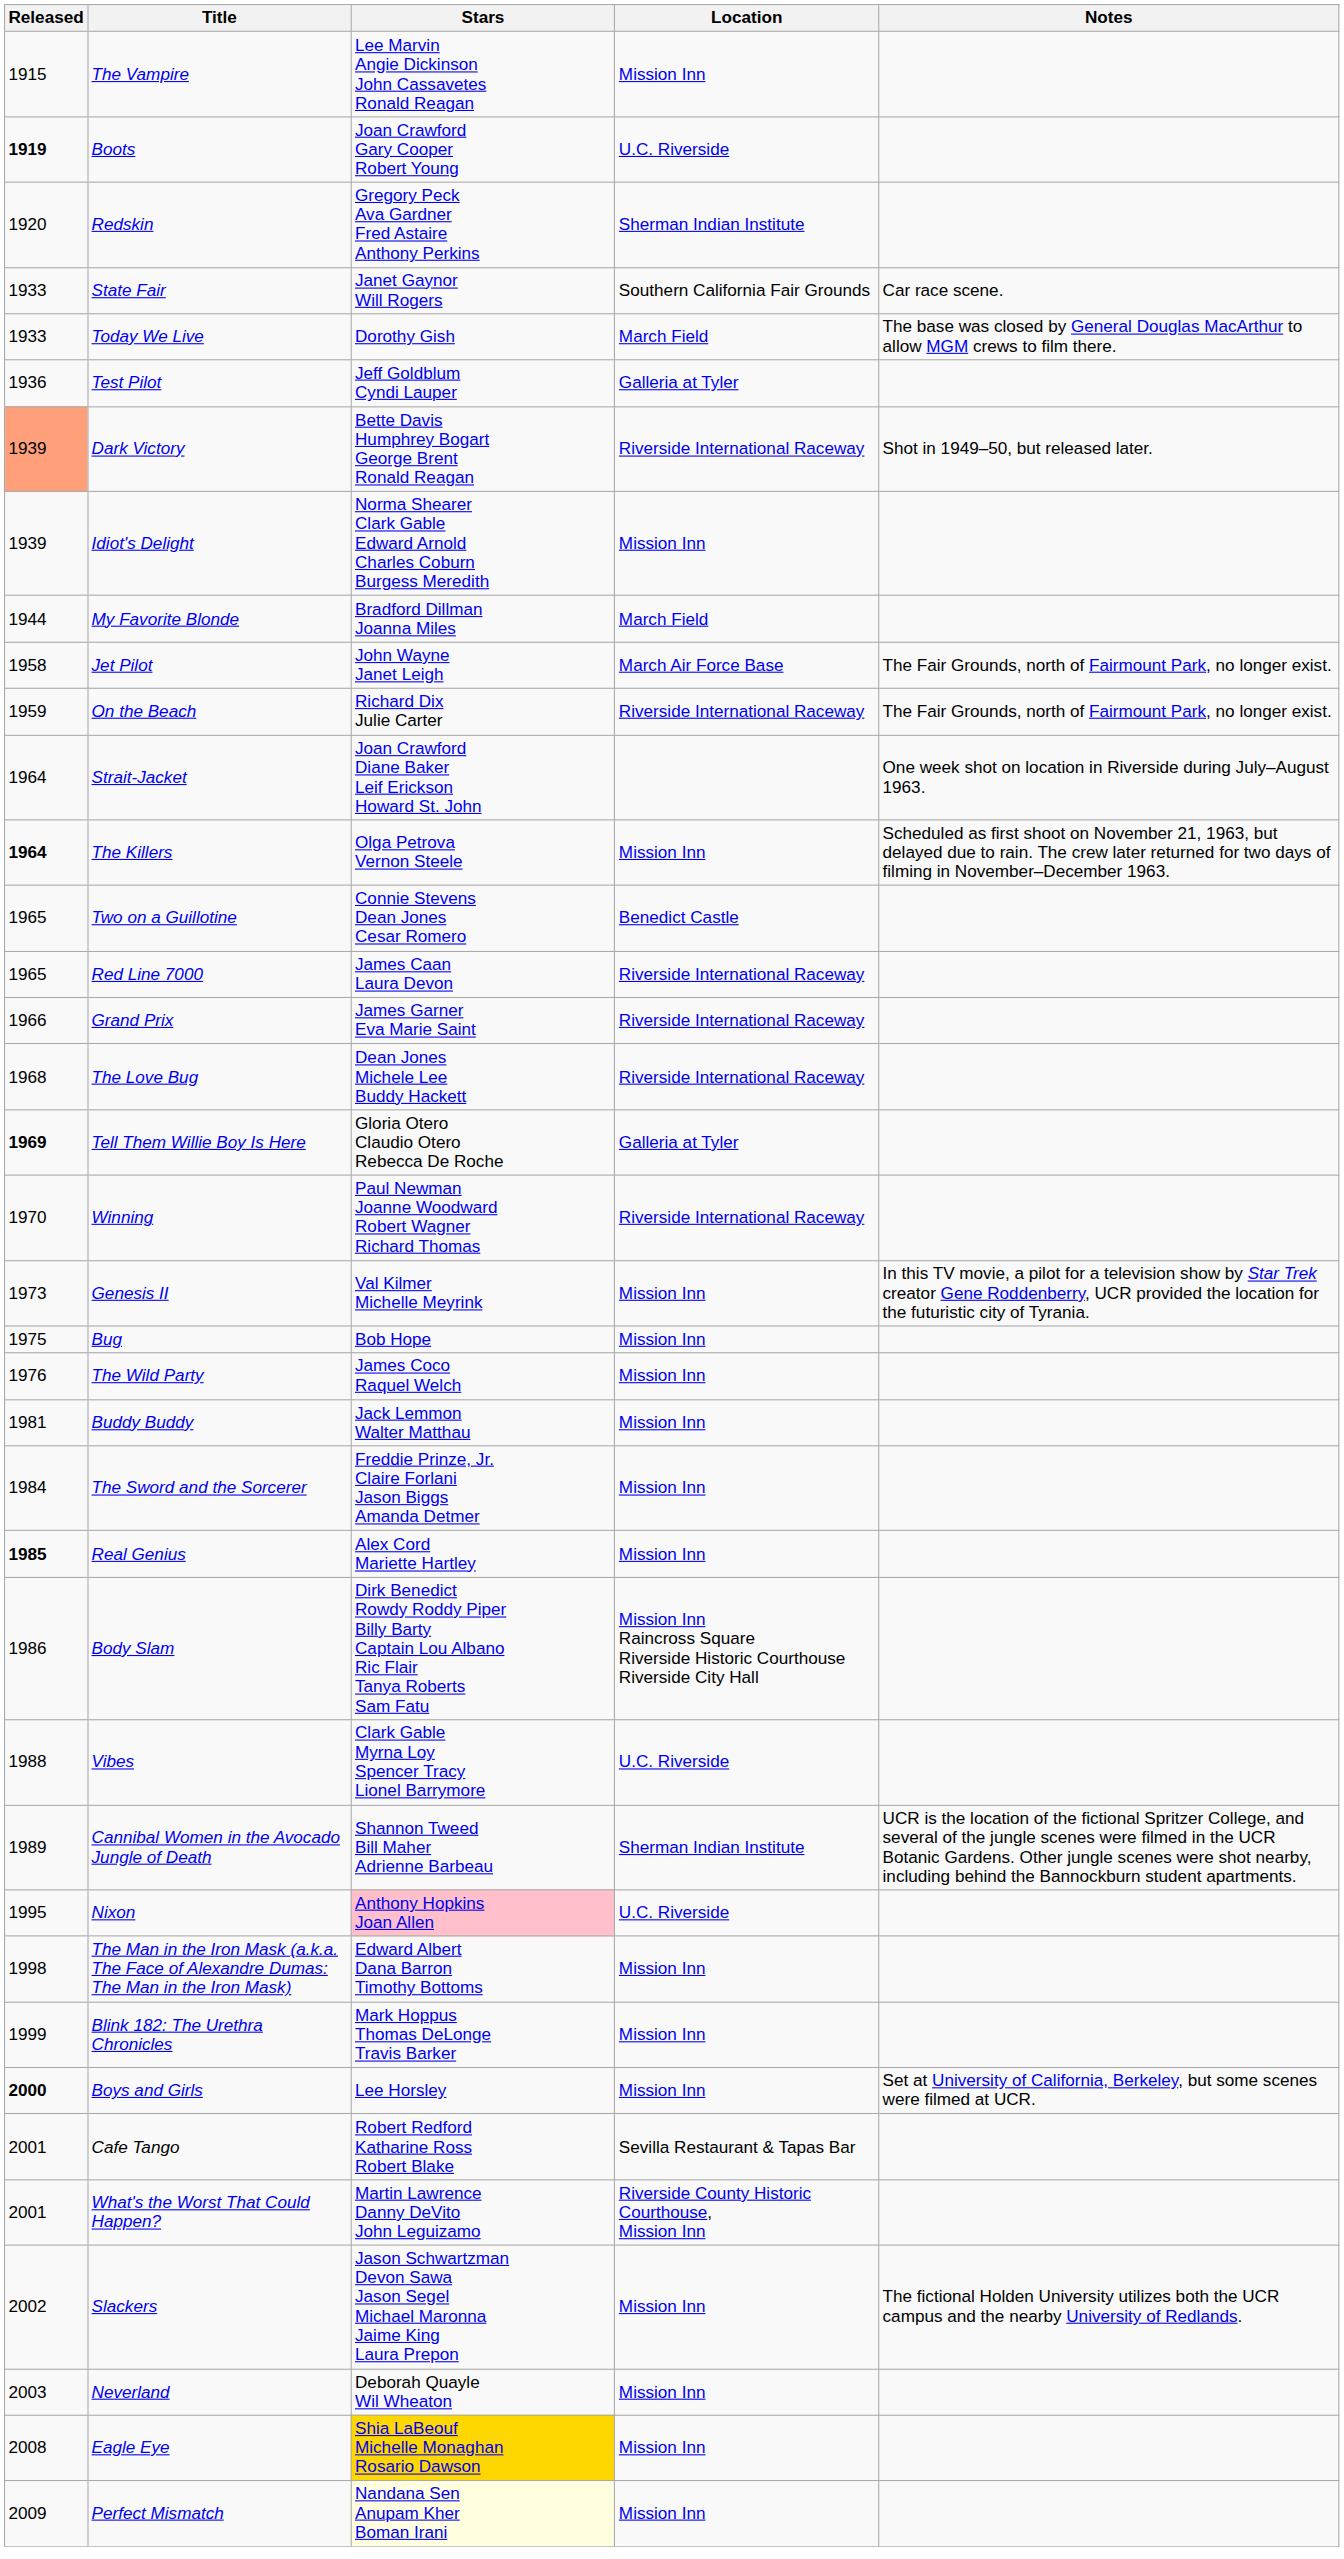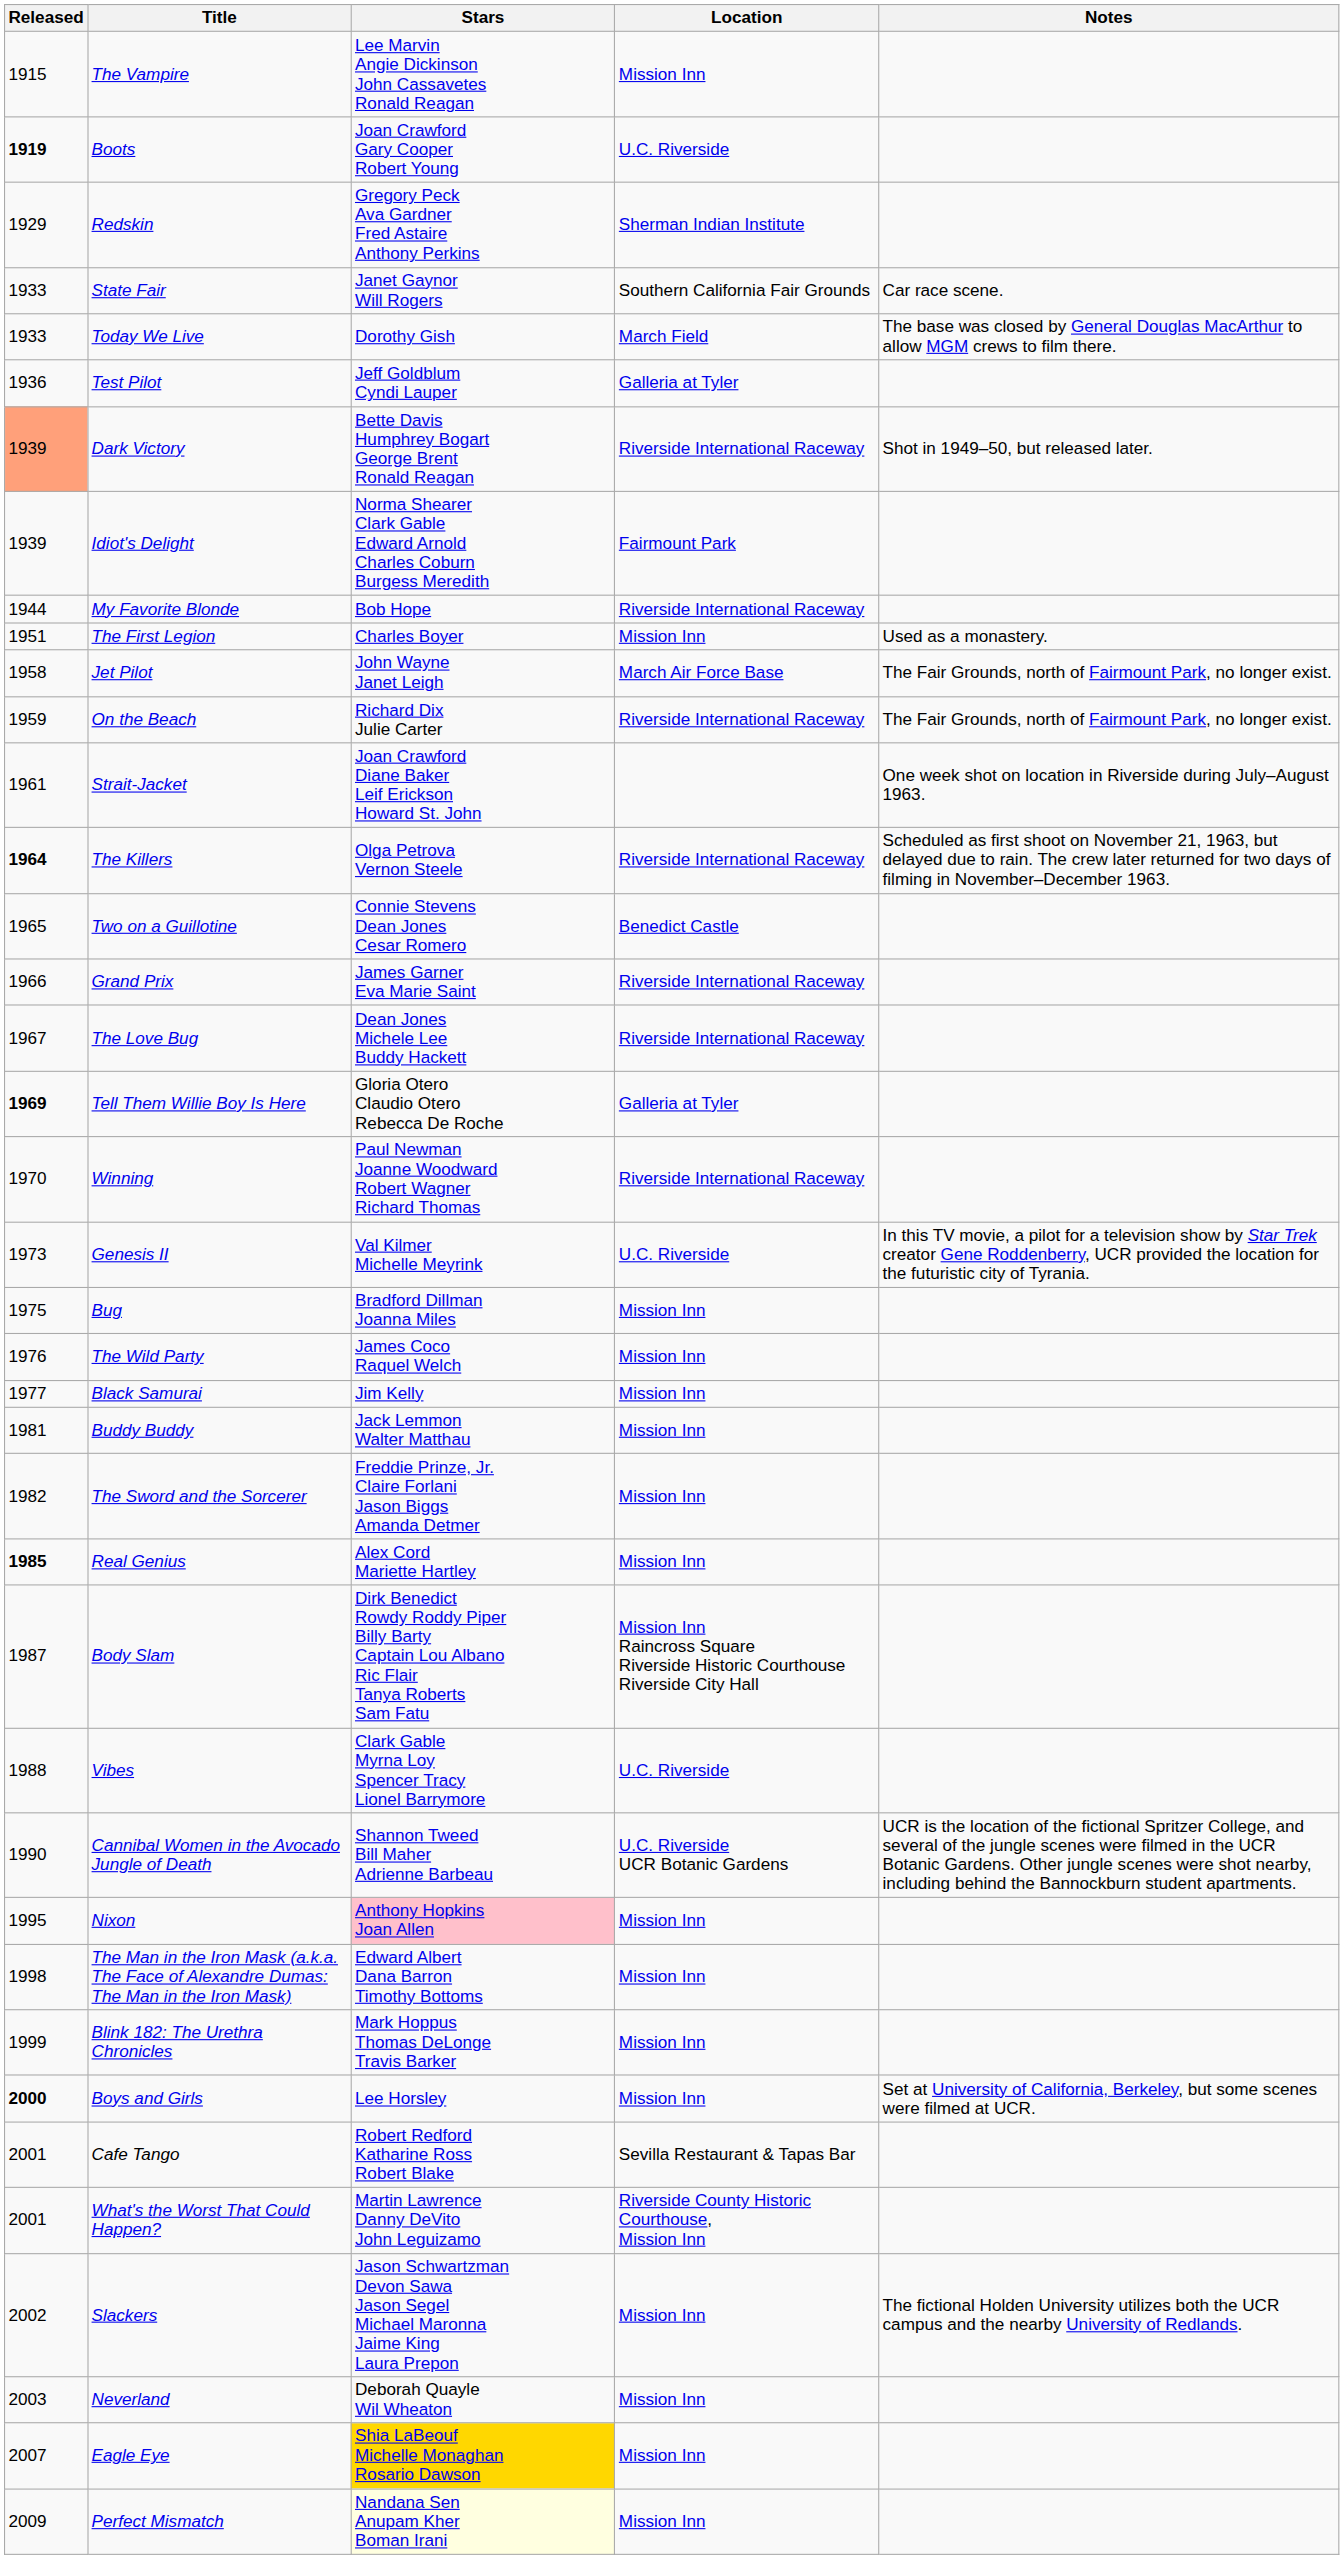(28, 224) 1920 -> (28, 224) 1929
(662, 543) Mission Inn -> (677, 543) Fairmount Park
(419, 618) Bradford Dillman Joanna Miles -> (393, 609) Bob Hope
(664, 618) March Field -> (742, 609) Riverside International Raceway
+ row: (153, 636)
(28, 777) 1964 -> (28, 785) 1961
(662, 852) Mission Inn -> (742, 860) Riverside International Raceway
- row: (147, 974)
(28, 1076) 1968 -> (28, 1038) 1967
(662, 1292) Mission Inn -> (674, 1254) U.C. Riverside
(393, 1339) Bob Hope -> (419, 1310) Bradford Dillman Joanna Miles
+ row: (147, 1393)
(28, 1488) 1984 -> (28, 1496) 1982
(28, 1648) 1986 -> (28, 1656) 1987
(28, 1847) 1989 -> (28, 1855) 1990
(712, 1847) Sherman Indian Institute -> (704, 1855) U.C. Riverside UCR Botanic Gardens
(674, 1912) U.C. Riverside -> (662, 1920) Mission Inn
(28, 2447) 2008 -> (28, 2455) 2007
